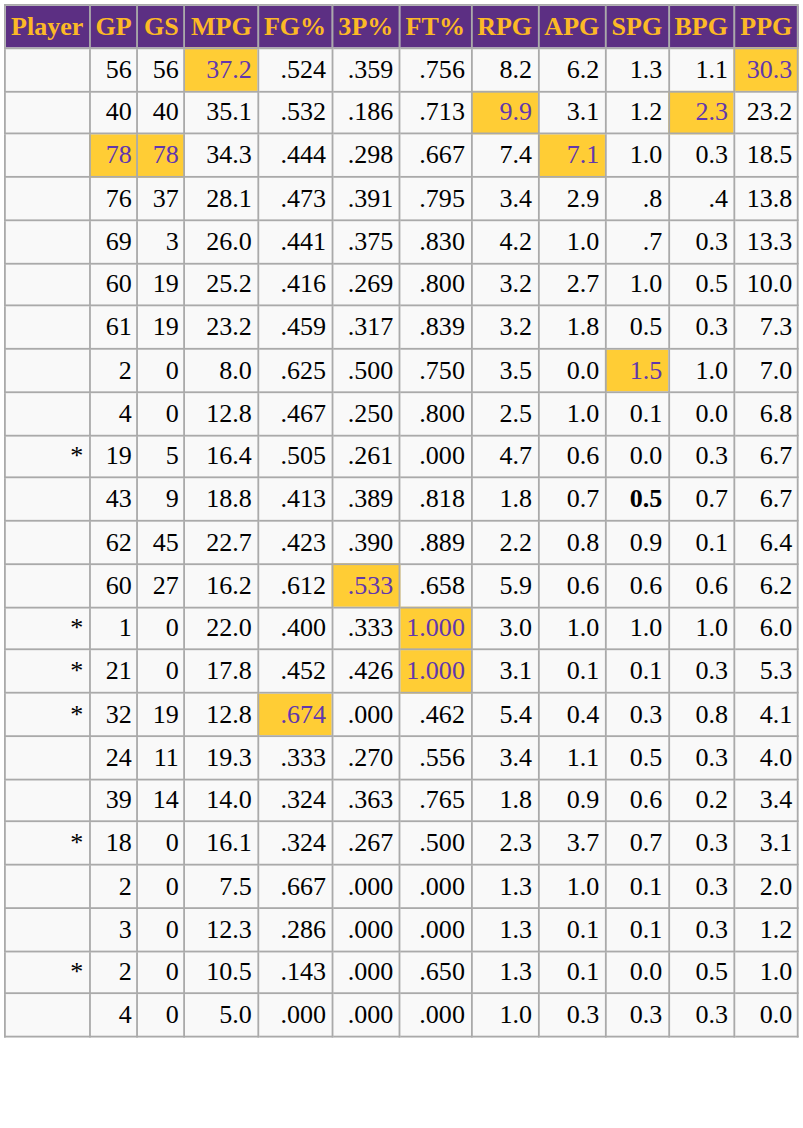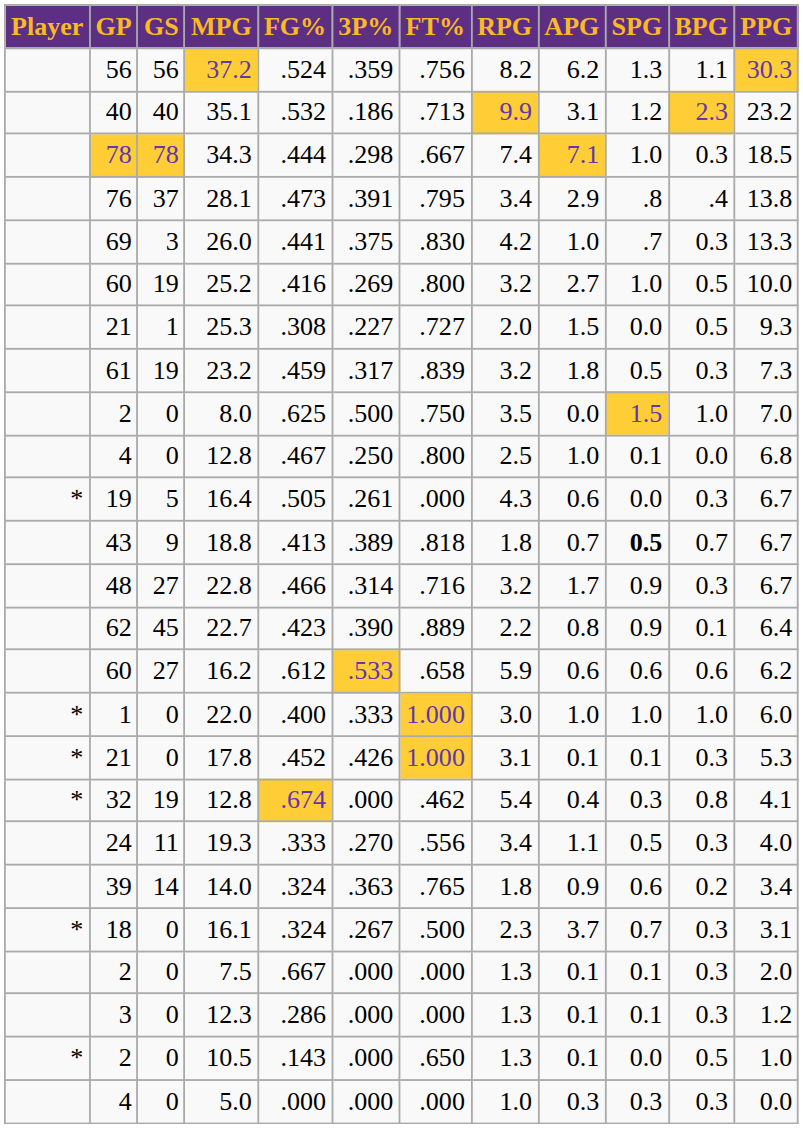+ row: (119, 327)
(516, 456) 4.7 -> (516, 499) 4.3
+ row: (119, 585)
(583, 886) 1.0 -> (583, 972) 0.1
